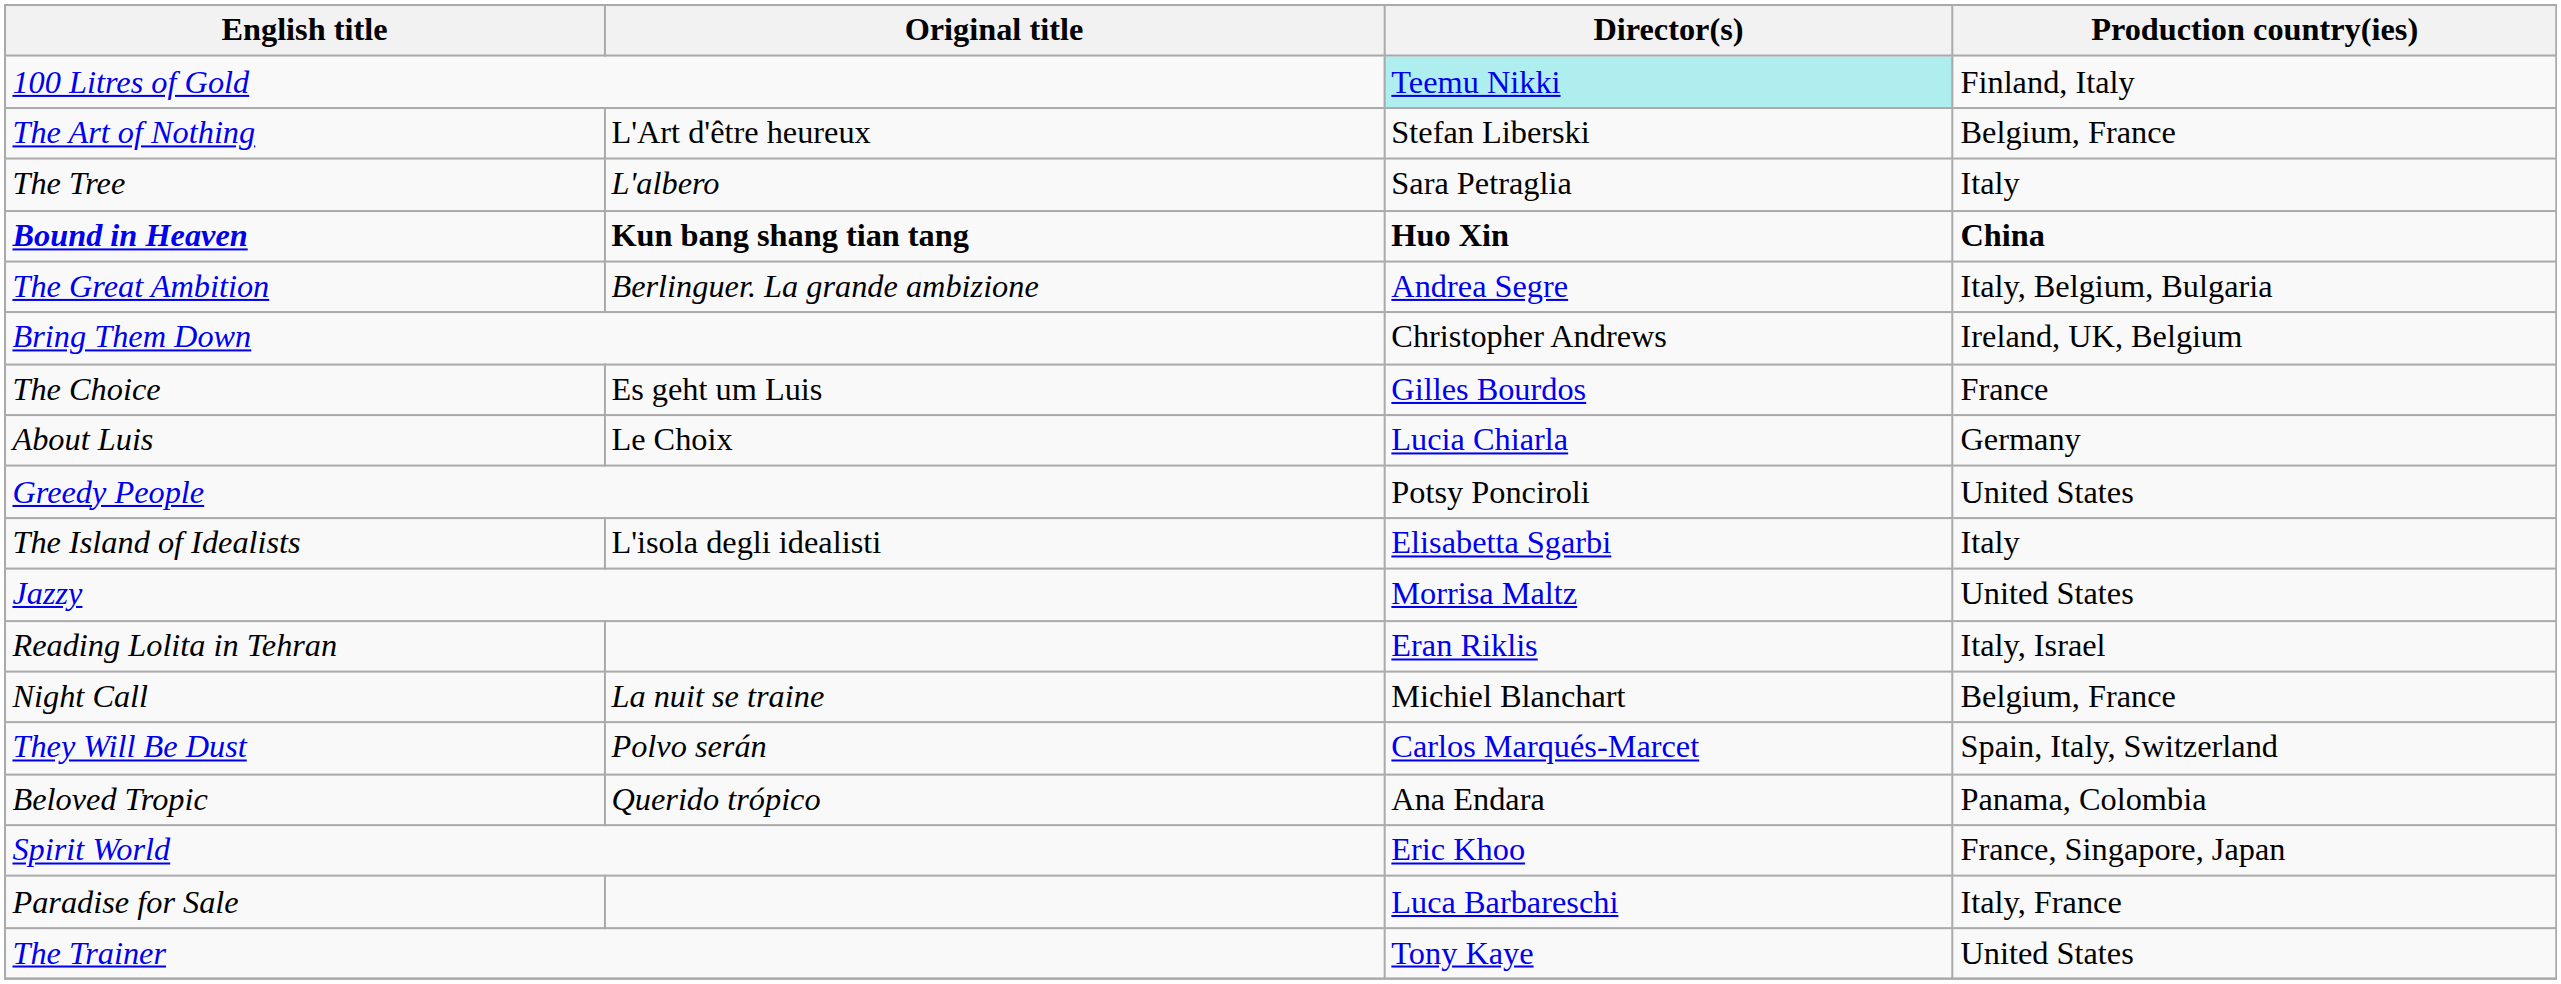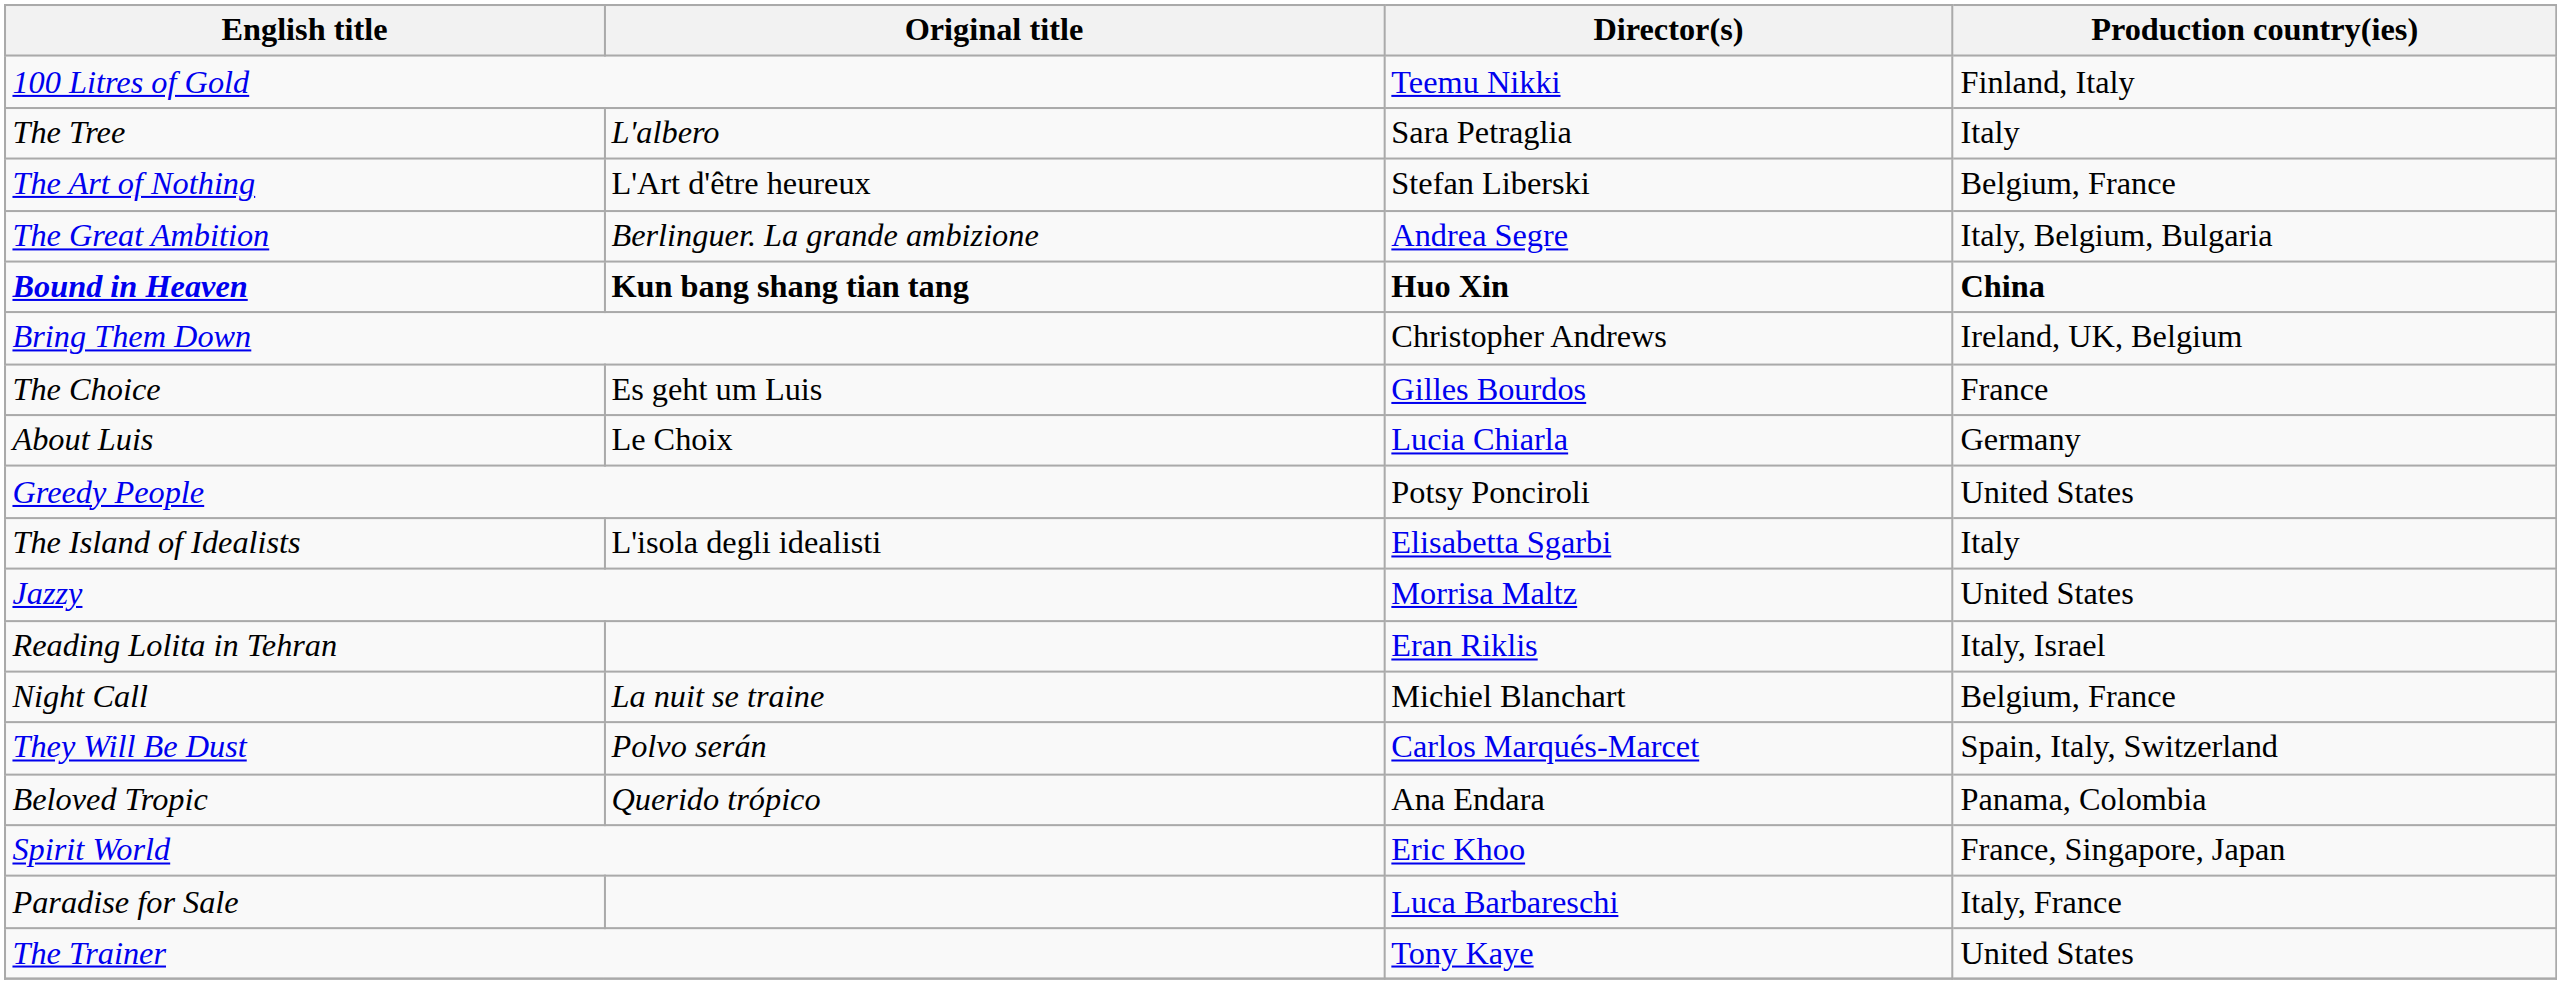(1476, 81) paleturquoise background -> (1476, 81) no background
rows swapped: (69, 183) <-> (134, 132)
rows swapped: (130, 235) <-> (141, 286)
